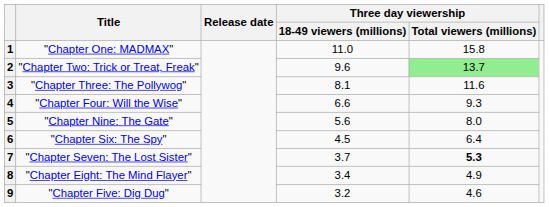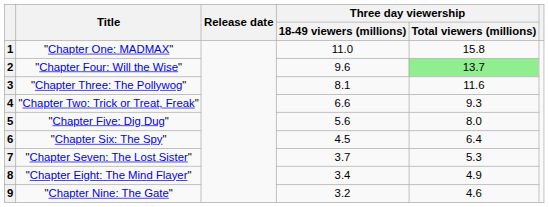(109, 67) "Chapter Two: Trick or Treat, Freak" -> (109, 67) "Chapter Four: Will the Wise"
(109, 103) "Chapter Four: Will the Wise" -> (109, 103) "Chapter Two: Trick or Treat, Freak"
(109, 121) "Chapter Nine: The Gate" -> (109, 121) "Chapter Five: Dig Dug"
(474, 157) bold -> (474, 157) normal
(109, 193) "Chapter Five: Dig Dug" -> (109, 193) "Chapter Nine: The Gate"
